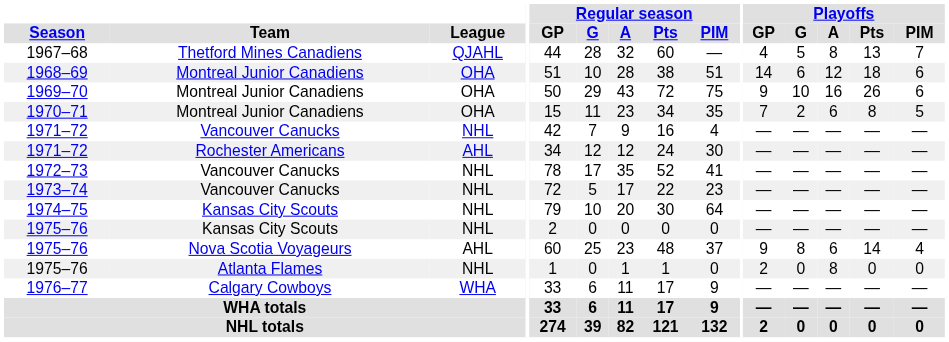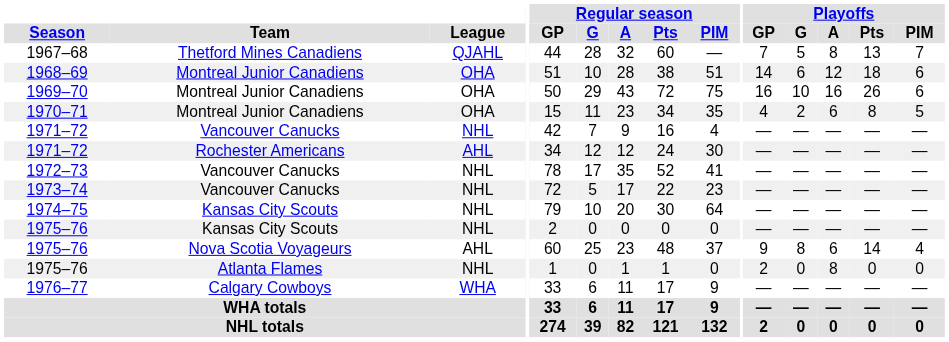(764, 53) 4 -> (764, 53) 7
(764, 92) 9 -> (764, 92) 16
(764, 111) 7 -> (764, 111) 4
